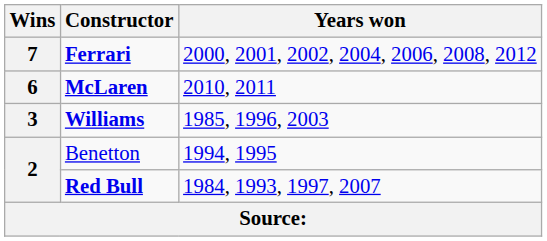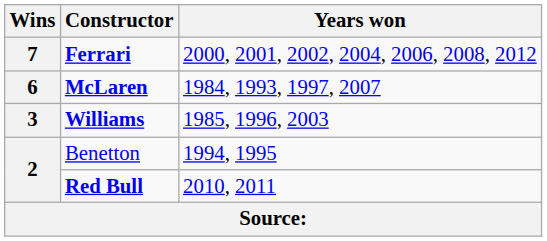(230, 86) 2010, 2011 -> (282, 86) 1984, 1993, 1997, 2007
(282, 185) 1984, 1993, 1997, 2007 -> (230, 185) 2010, 2011
